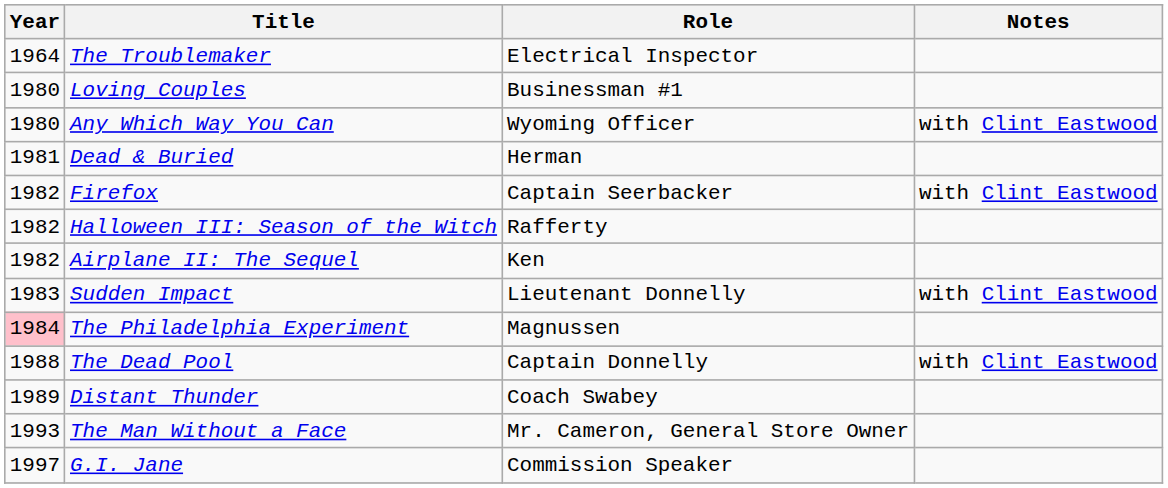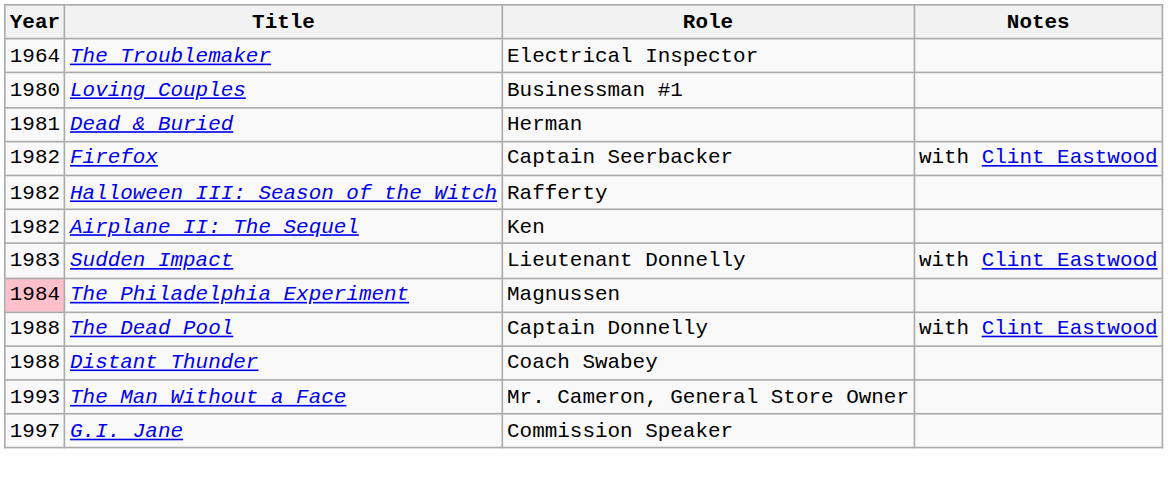- row: (202, 124)
(35, 397) 1989 -> (35, 363) 1988
